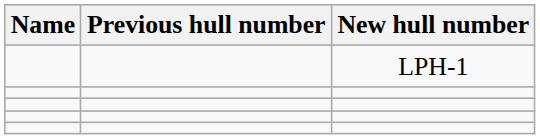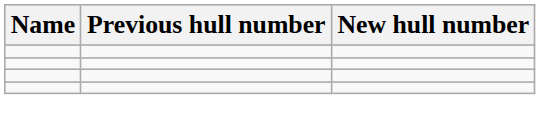- row: (43, 66)
